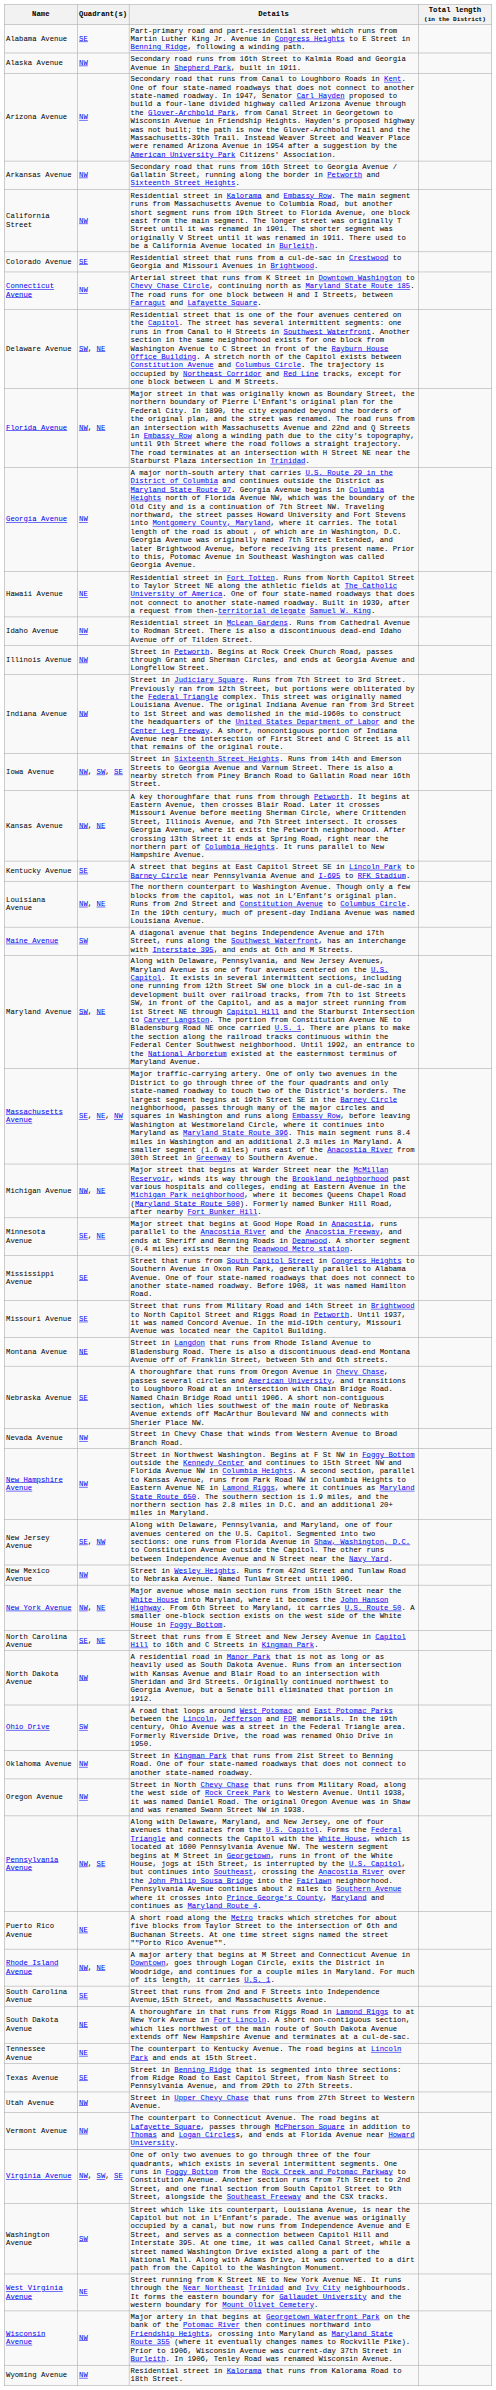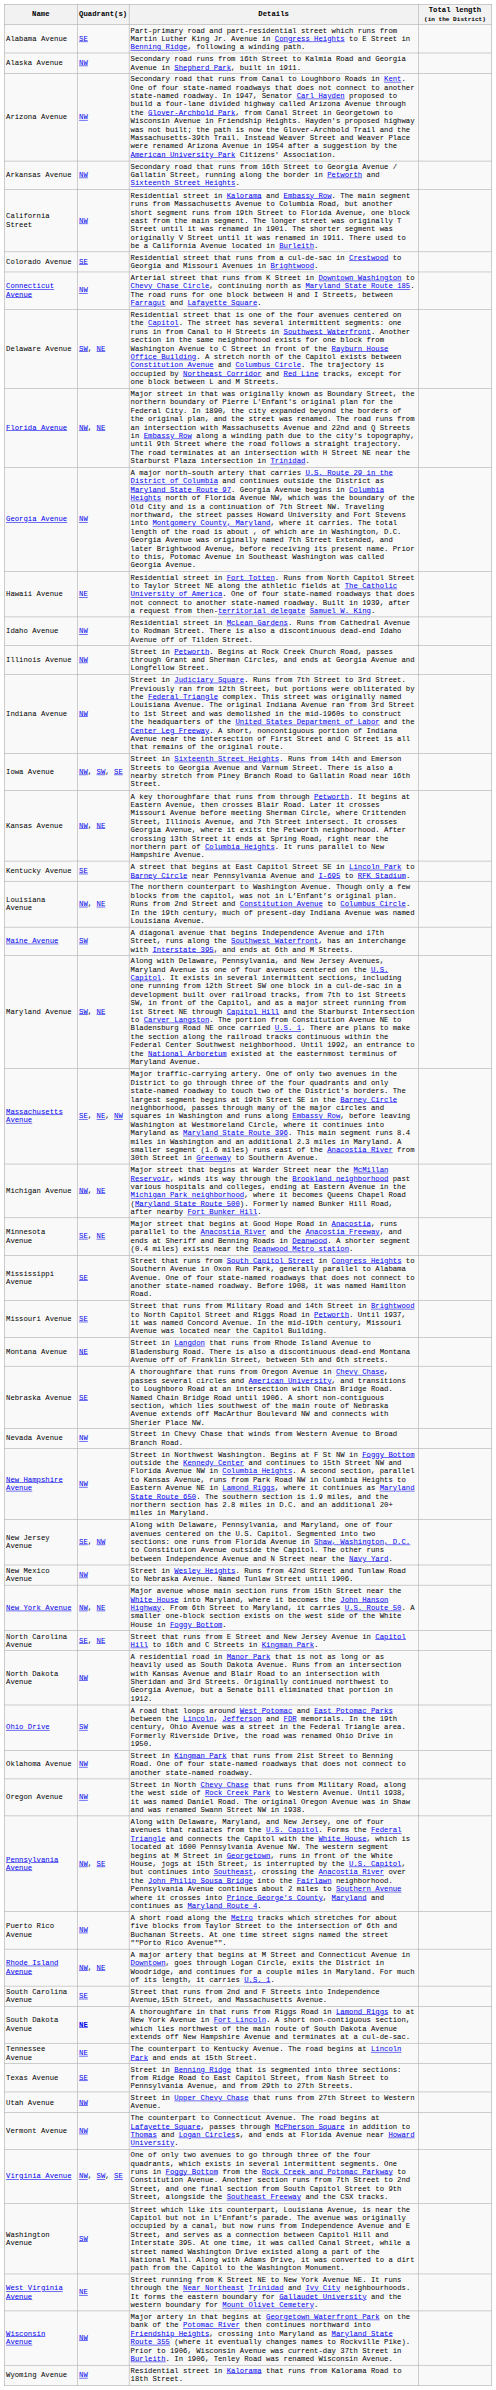(83, 1930) NE -> (83, 1930) NW
(83, 2025) normal -> (83, 2025) bold
